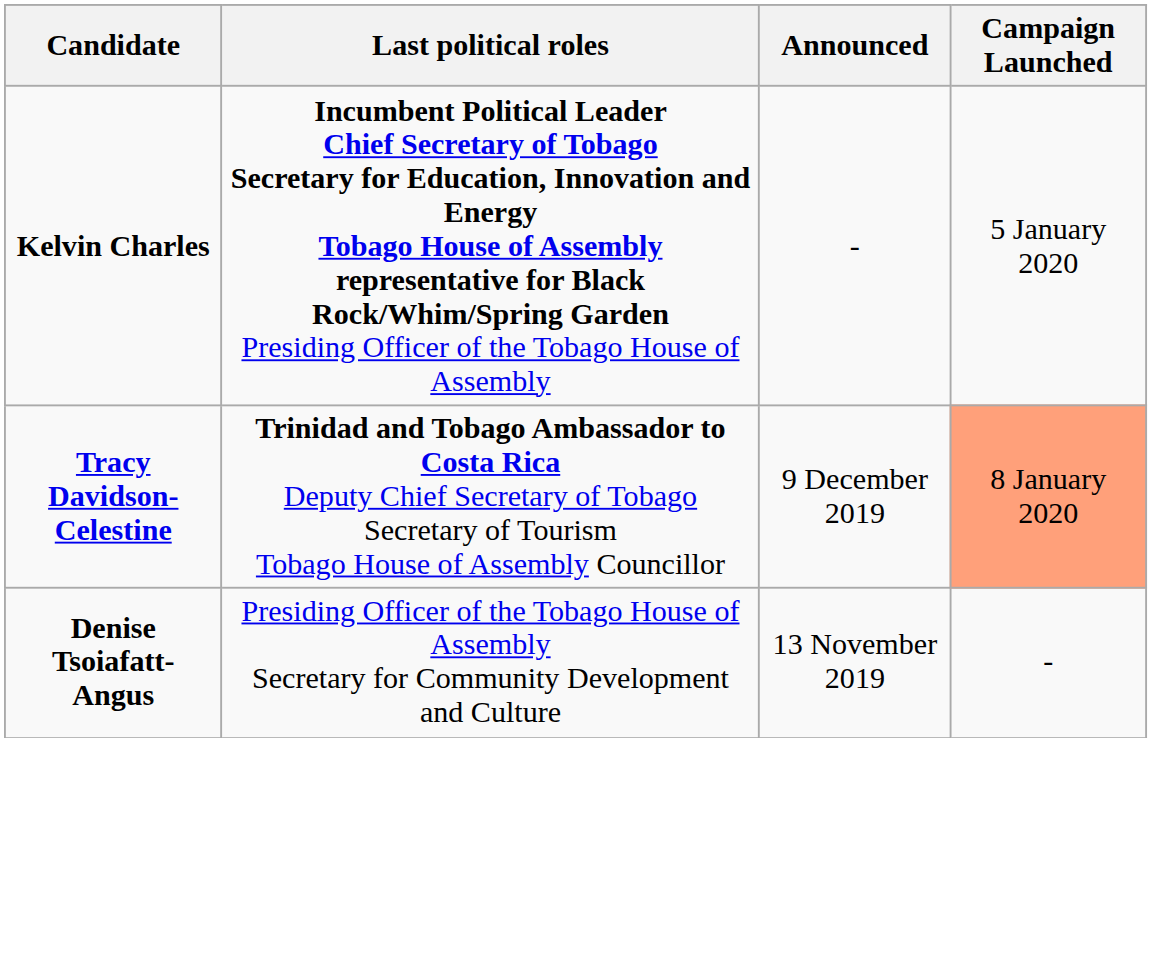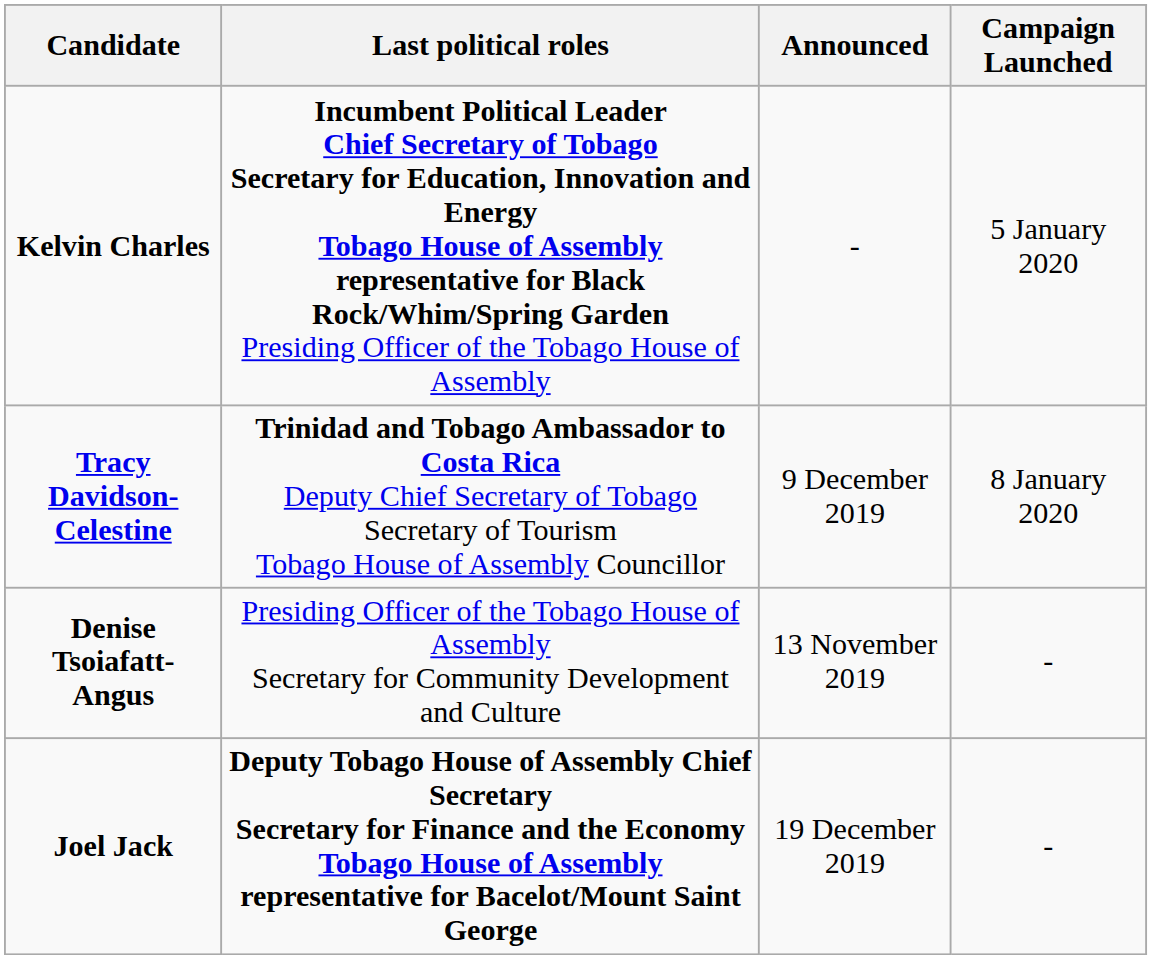(1048, 496) lightsalmon background -> (1048, 496) no background
+ row: (113, 845)
